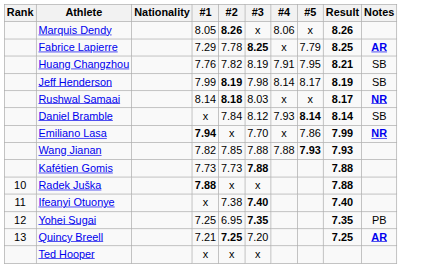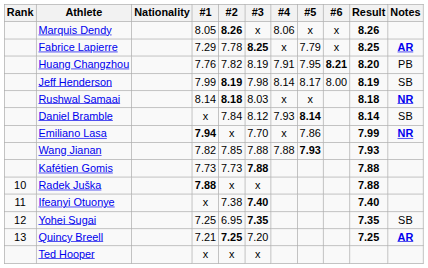+ column: (336, 13)
(342, 64) 8.21 -> (369, 64) 8.20
(379, 64) SB -> (405, 64) PB
(342, 99) 8.17 -> (369, 99) 8.18
(379, 220) PB -> (405, 220) SB
